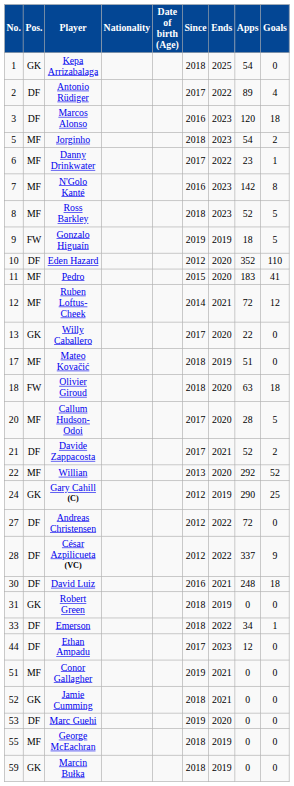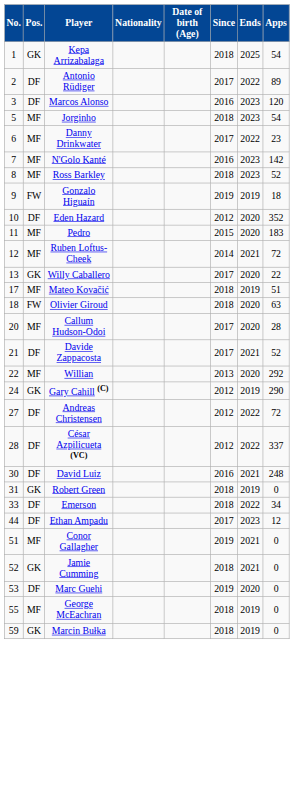- column: (275, 28)
